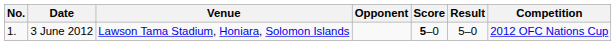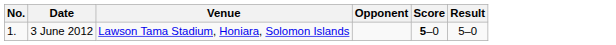- column: (549, 13)
